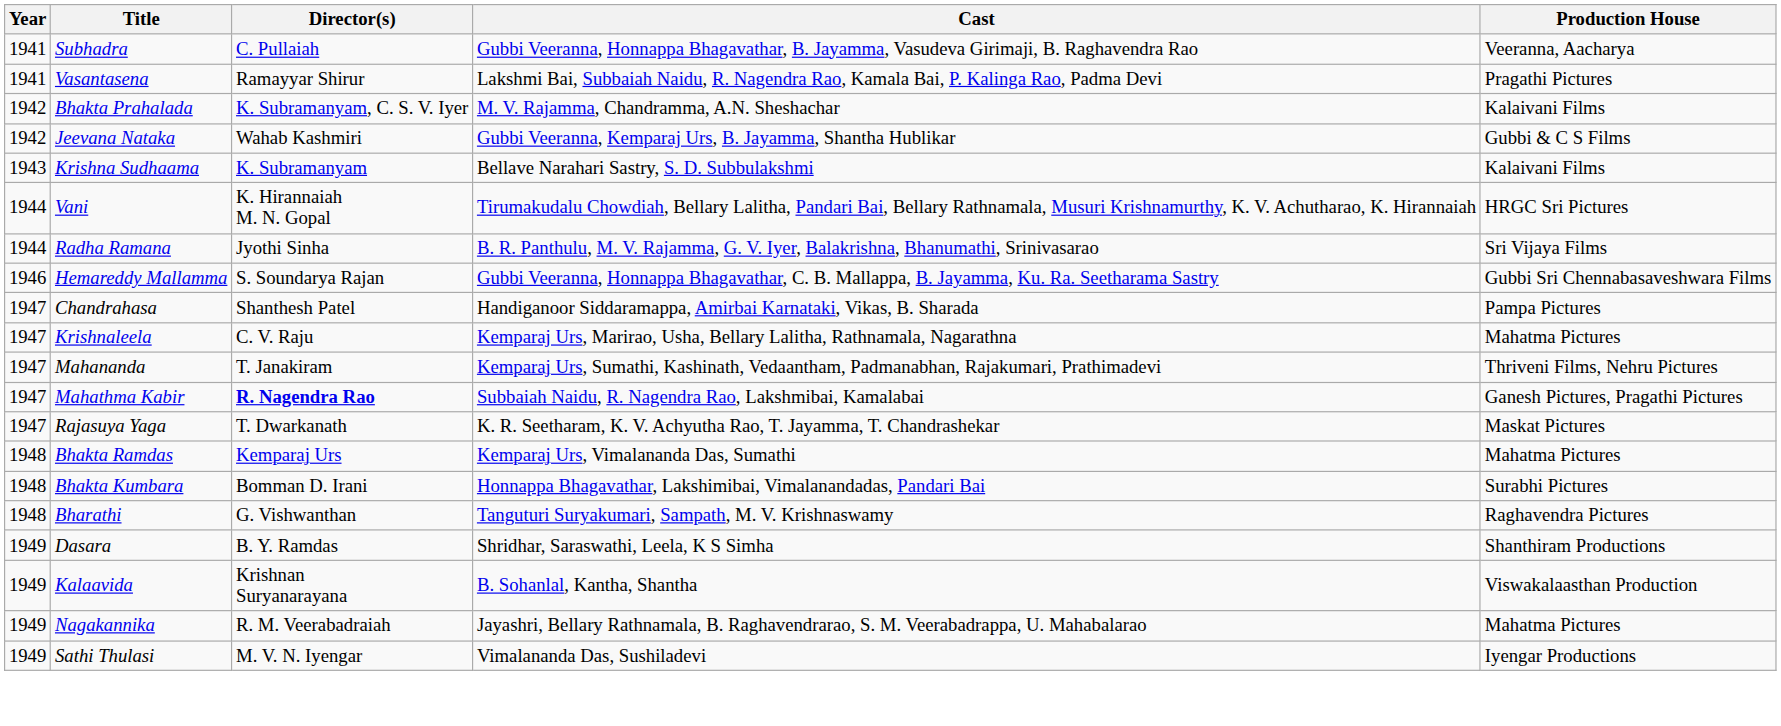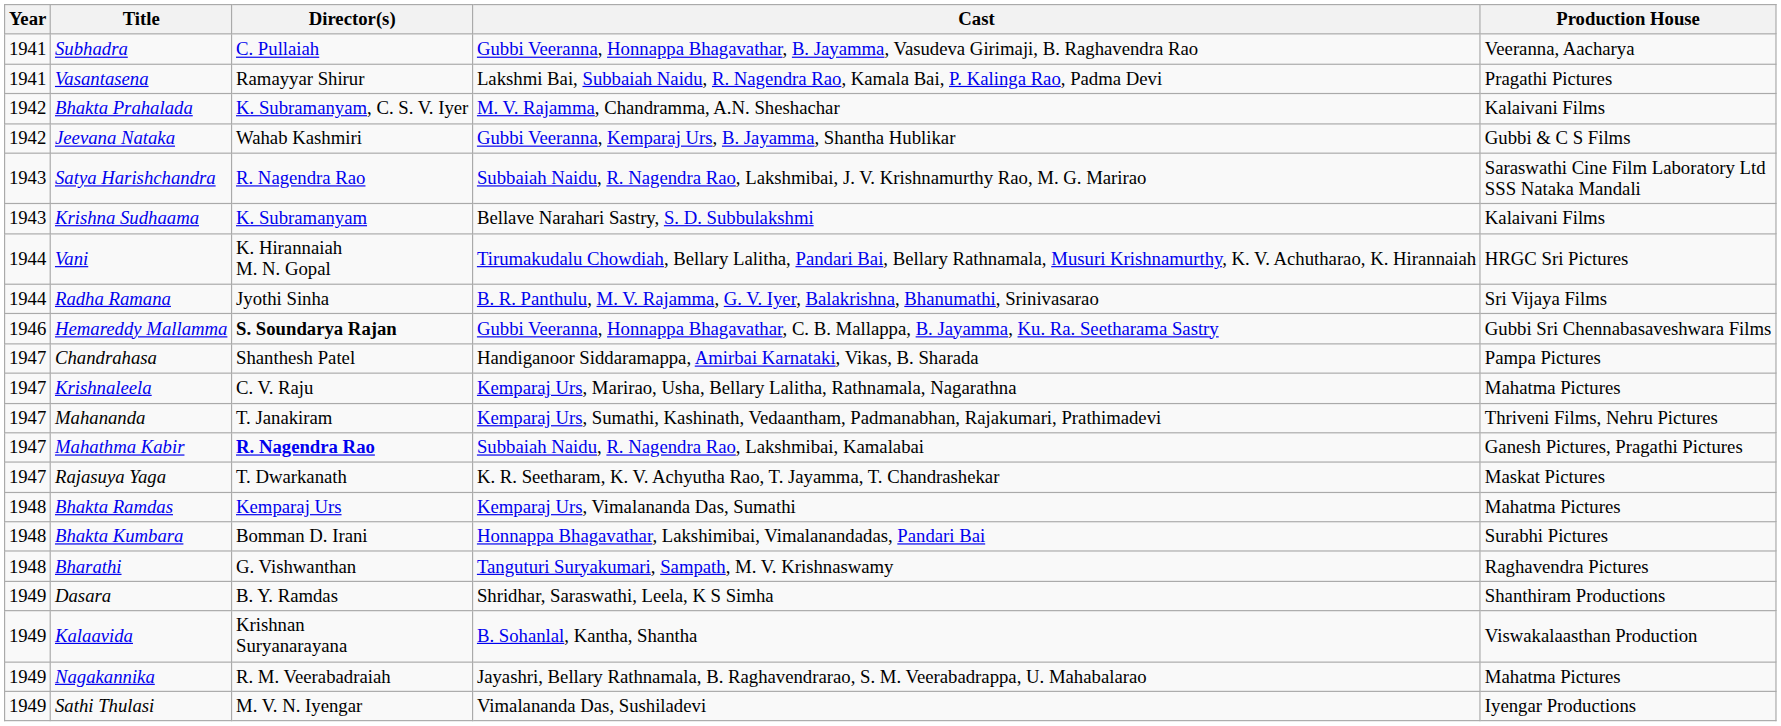+ row: (135, 178)
(310, 277) normal -> (316, 328) bold
